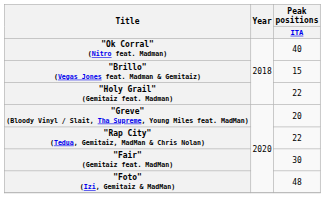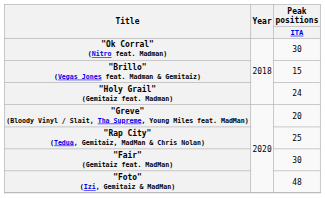(297, 49) 40 -> (297, 49) 30
(297, 94) 22 -> (297, 94) 24
(297, 138) 22 -> (297, 138) 25
